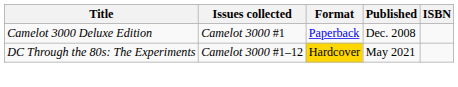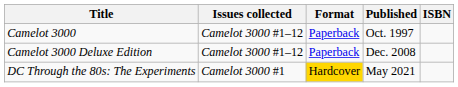+ row: (41, 33)
(243, 33) Camelot 3000 #1 -> (252, 52) Camelot 3000 #1–12
(252, 52) Camelot 3000 #1–12 -> (243, 71) Camelot 3000 #1
